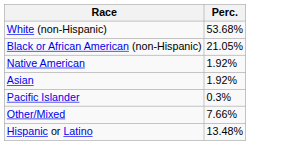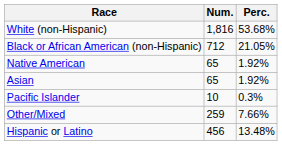+ column: (220, 13)
